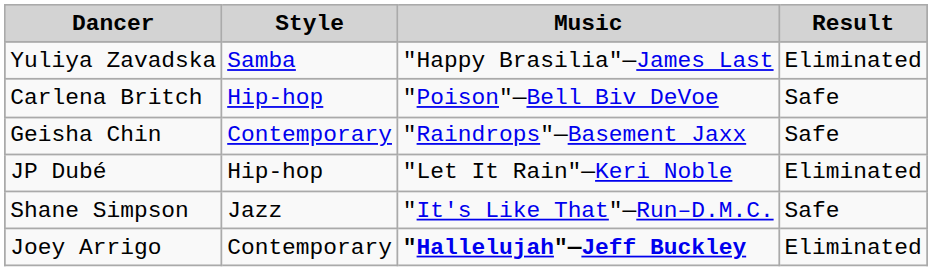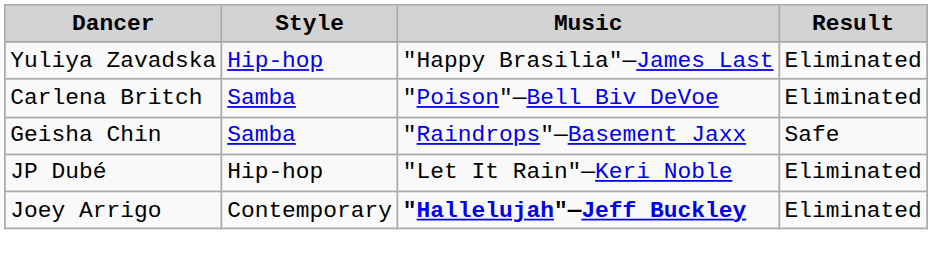(262, 61) Samba -> (275, 61) Hip-hop
(275, 98) Hip-hop -> (262, 98) Samba
(812, 98) Safe -> (853, 98) Eliminated
(310, 135) Contemporary -> (262, 135) Samba
- row: (100, 210)
